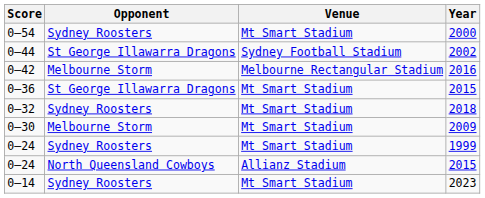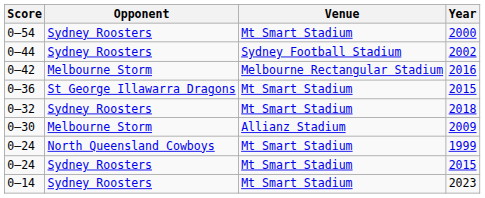(142, 52) St George Illawarra Dragons -> (100, 52) Sydney Roosters
(297, 127) Mt Smart Stadium -> (293, 127) Allianz Stadium
(100, 146) Sydney Roosters -> (131, 146) North Queensland Cowboys
(131, 165) North Queensland Cowboys -> (100, 165) Sydney Roosters
(293, 165) Allianz Stadium -> (297, 165) Mt Smart Stadium
